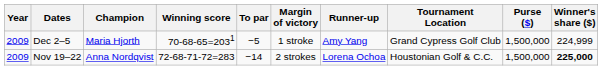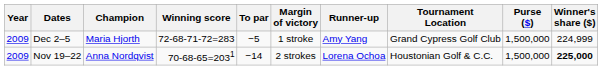(201, 40) 70-68-65=2031 -> (196, 39) 72-68-71-72=283
(196, 57) 72-68-71-72=283 -> (201, 56) 70-68-65=2031
